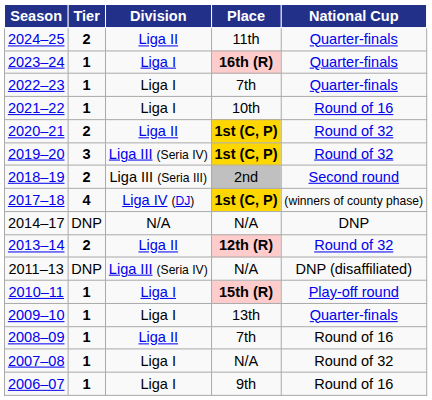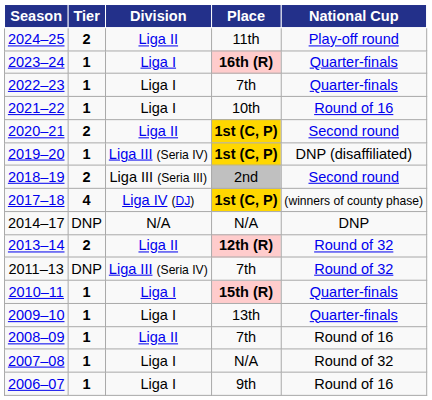(354, 39) Quarter-finals -> (354, 39) Play-off round
(354, 131) Round of 32 -> (354, 131) Second round
(87, 154) 3 -> (87, 154) 1
(354, 154) Round of 32 -> (354, 154) DNP (disaffiliated)
(246, 269) N/A -> (246, 269) 7th
(354, 269) DNP (disaffiliated) -> (354, 269) Round of 32
(354, 292) Play-off round -> (354, 292) Quarter-finals
